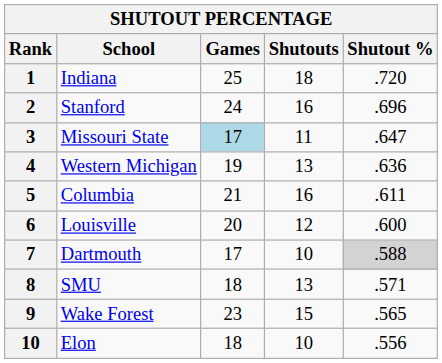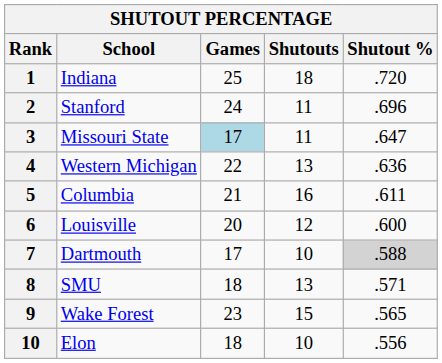(304, 107) 16 -> (304, 107) 11
(233, 166) 19 -> (233, 166) 22
